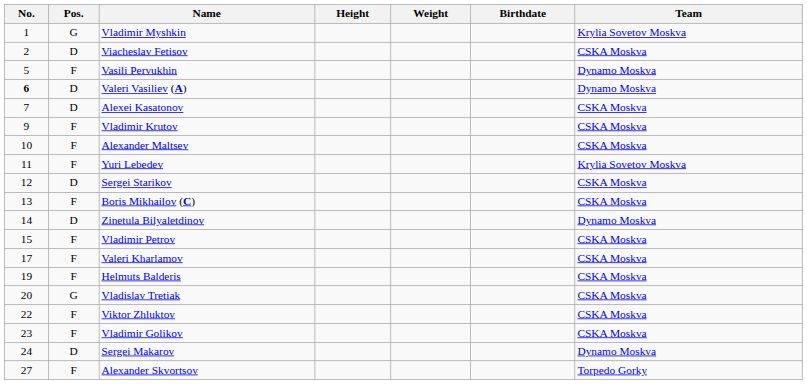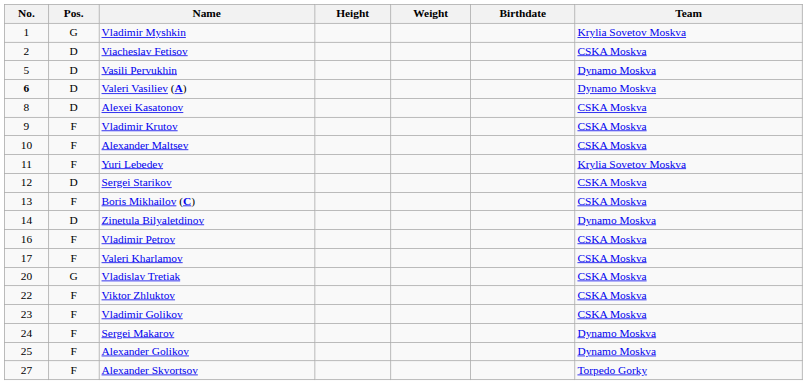(74, 70) F -> (74, 70) D
(26, 108) 7 -> (26, 108) 8
(26, 239) 15 -> (26, 239) 16
- row: (141, 276)
(74, 351) D -> (74, 333) F
+ row: (145, 351)
